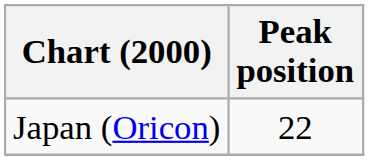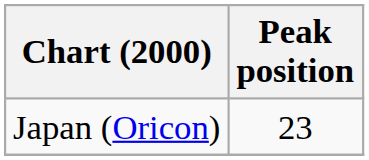(295, 126) 22 -> (295, 126) 23
